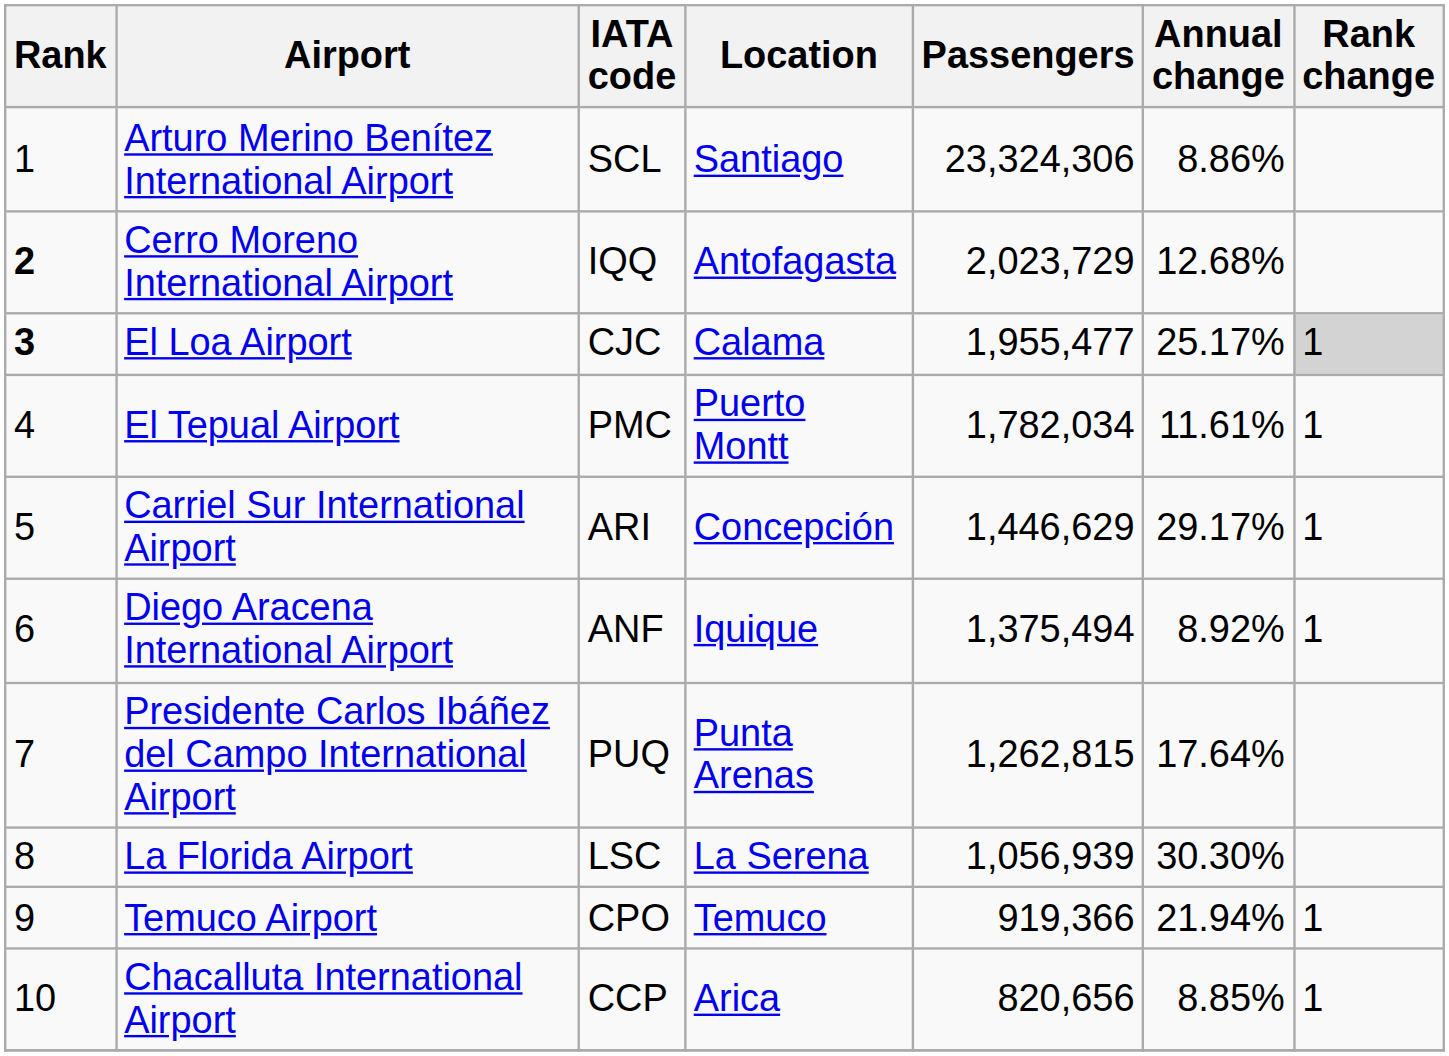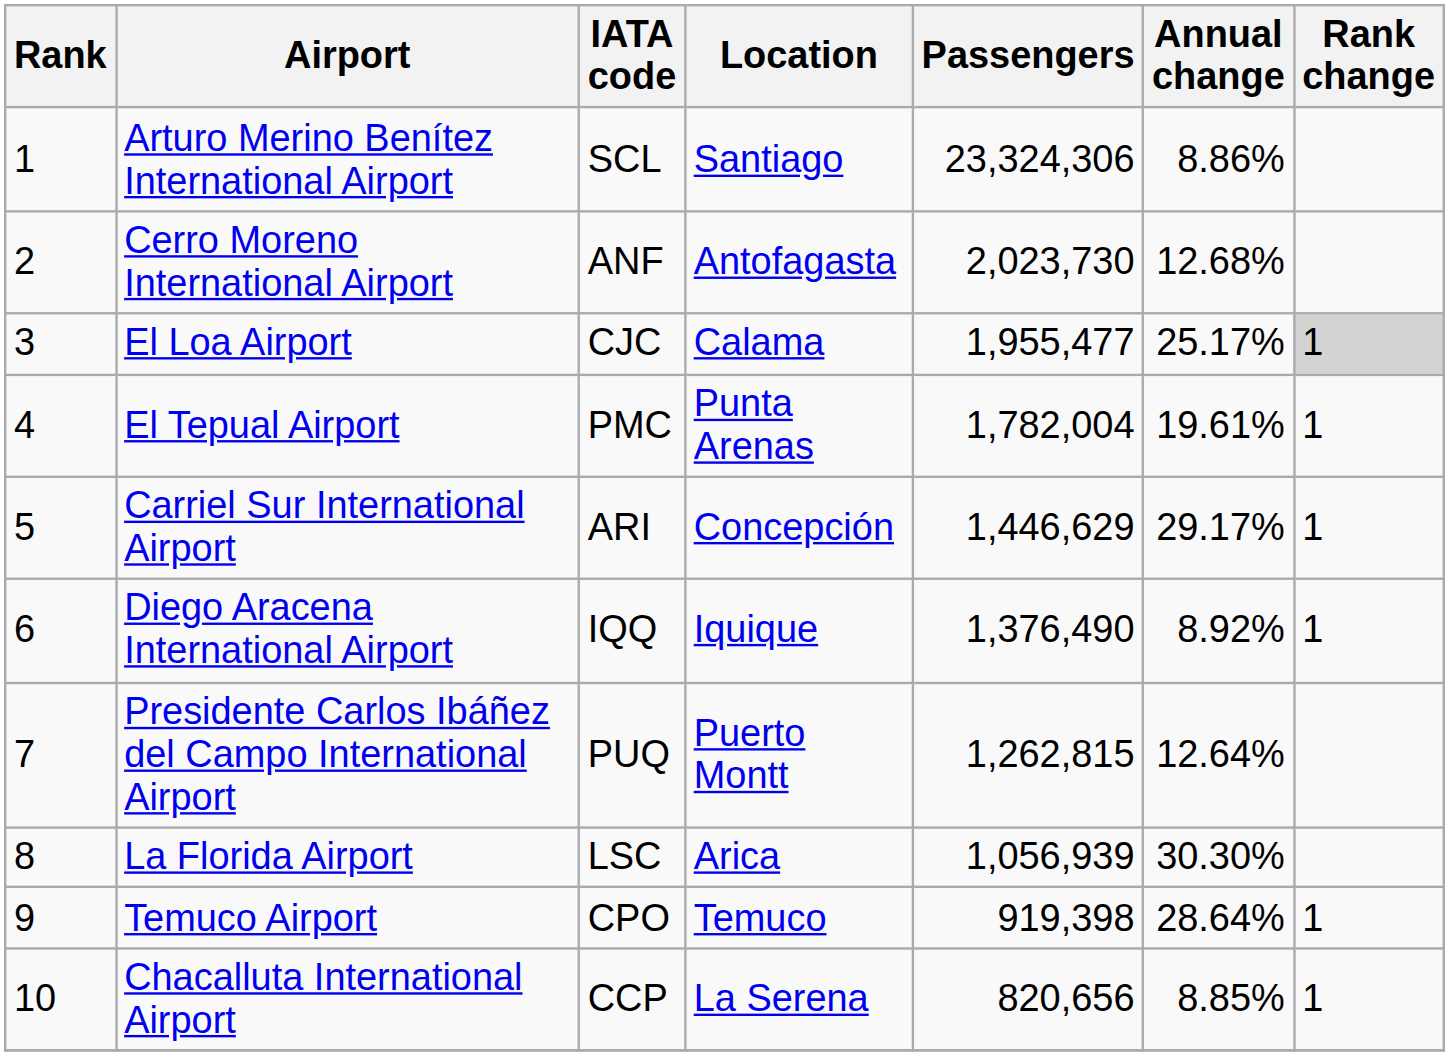(24, 261) bold -> (24, 261) normal
(622, 261) IQQ -> (626, 261) ANF
(1050, 261) 2,023,729 -> (1050, 261) 2,023,730
(24, 342) bold -> (24, 342) normal
(750, 424) Puerto Montt -> (754, 424) Punta Arenas
(1050, 424) 1,782,034 -> (1050, 424) 1,782,004
(1222, 424) 11.61% -> (1220, 424) 19.61%
(626, 630) ANF -> (622, 630) IQQ
(1050, 630) 1,375,494 -> (1050, 630) 1,376,490
(754, 754) Punta Arenas -> (750, 754) Puerto Montt
(1220, 754) 17.64% -> (1220, 754) 12.64%
(781, 856) La Serena -> (737, 856) Arica
(1066, 917) 919,366 -> (1066, 917) 919,398
(1220, 917) 21.94% -> (1220, 917) 28.64%
(737, 998) Arica -> (781, 998) La Serena
